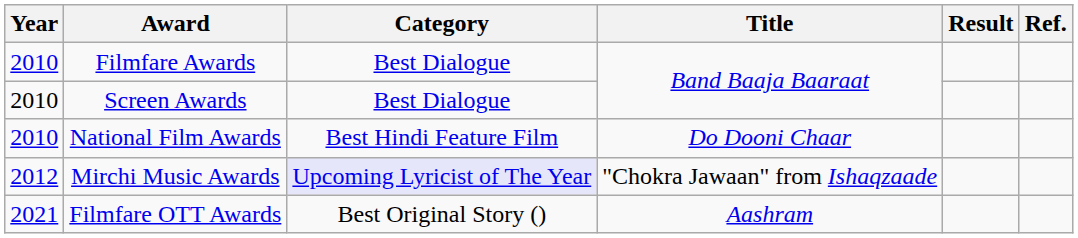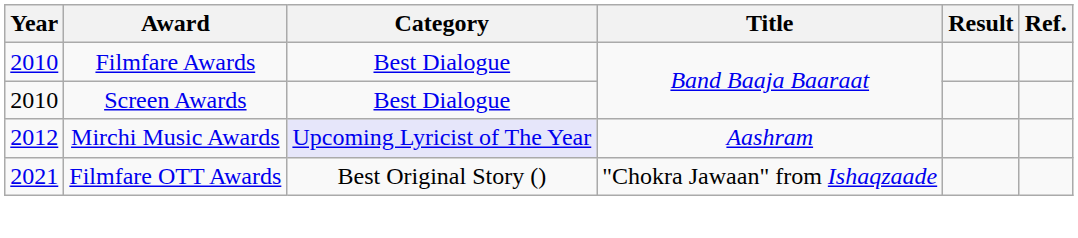- row: (175, 137)
(770, 175) "Chokra Jawaan" from Ishaqzaade -> (770, 137) Aashram
(770, 213) Aashram -> (770, 175) "Chokra Jawaan" from Ishaqzaade
